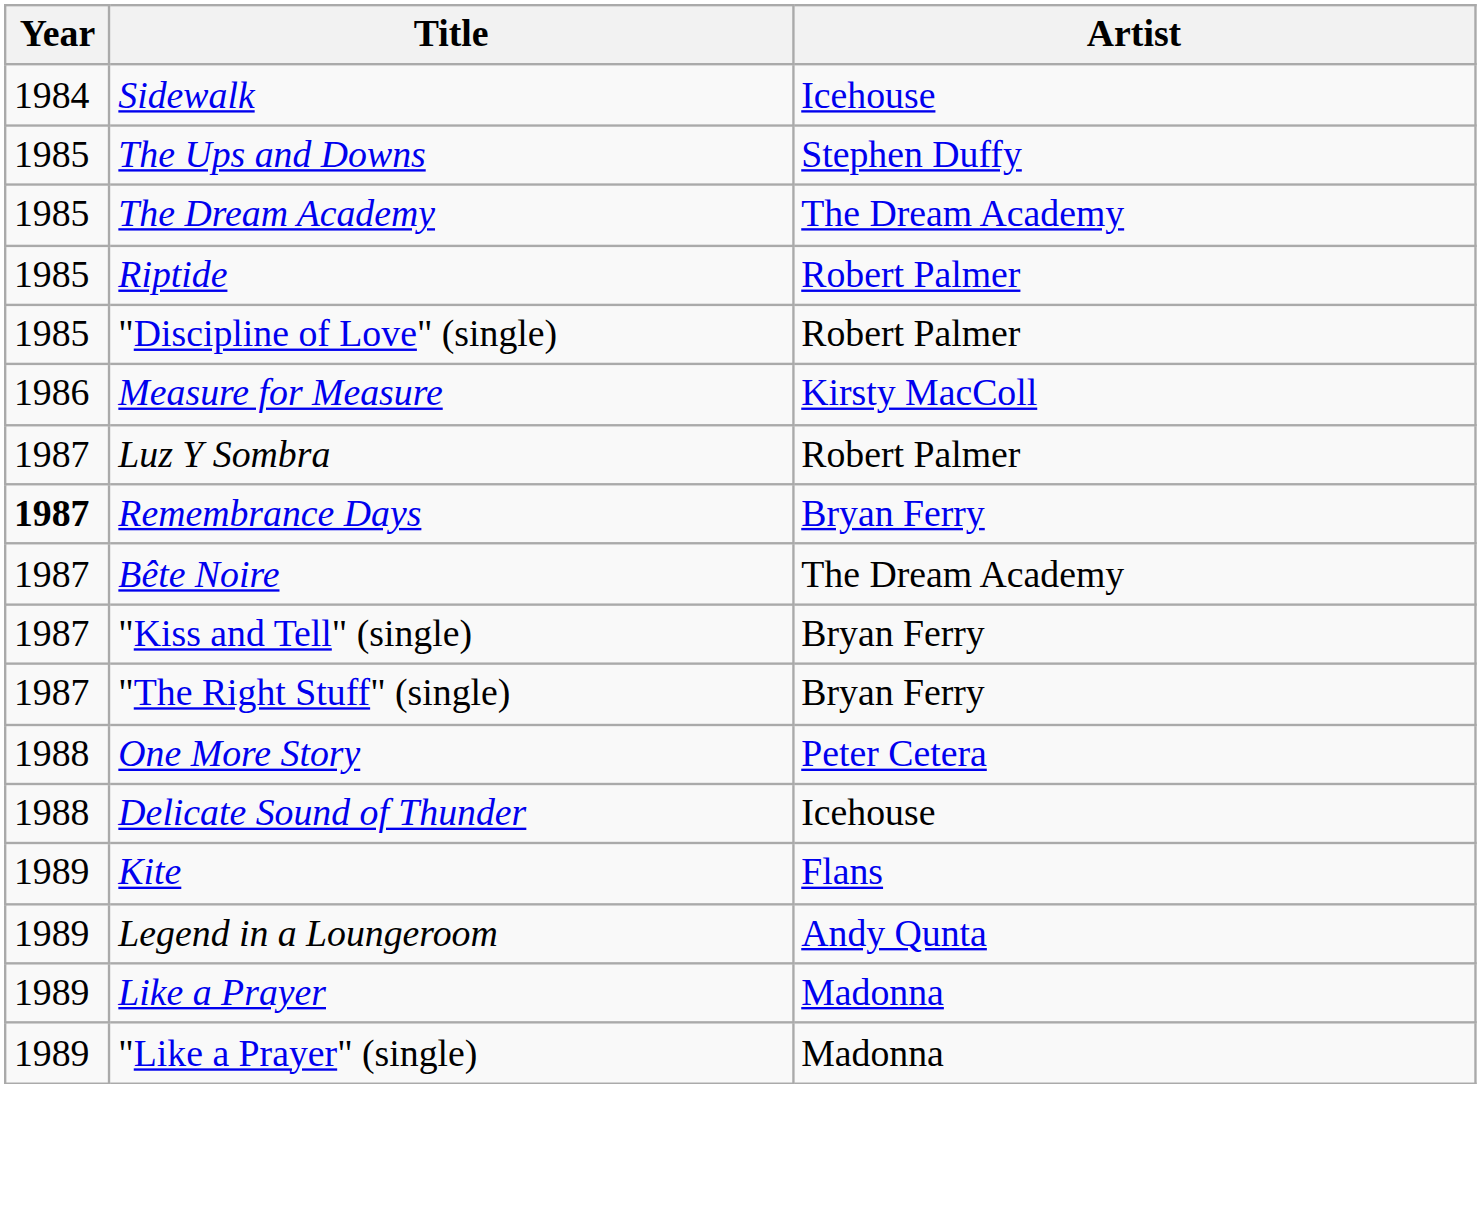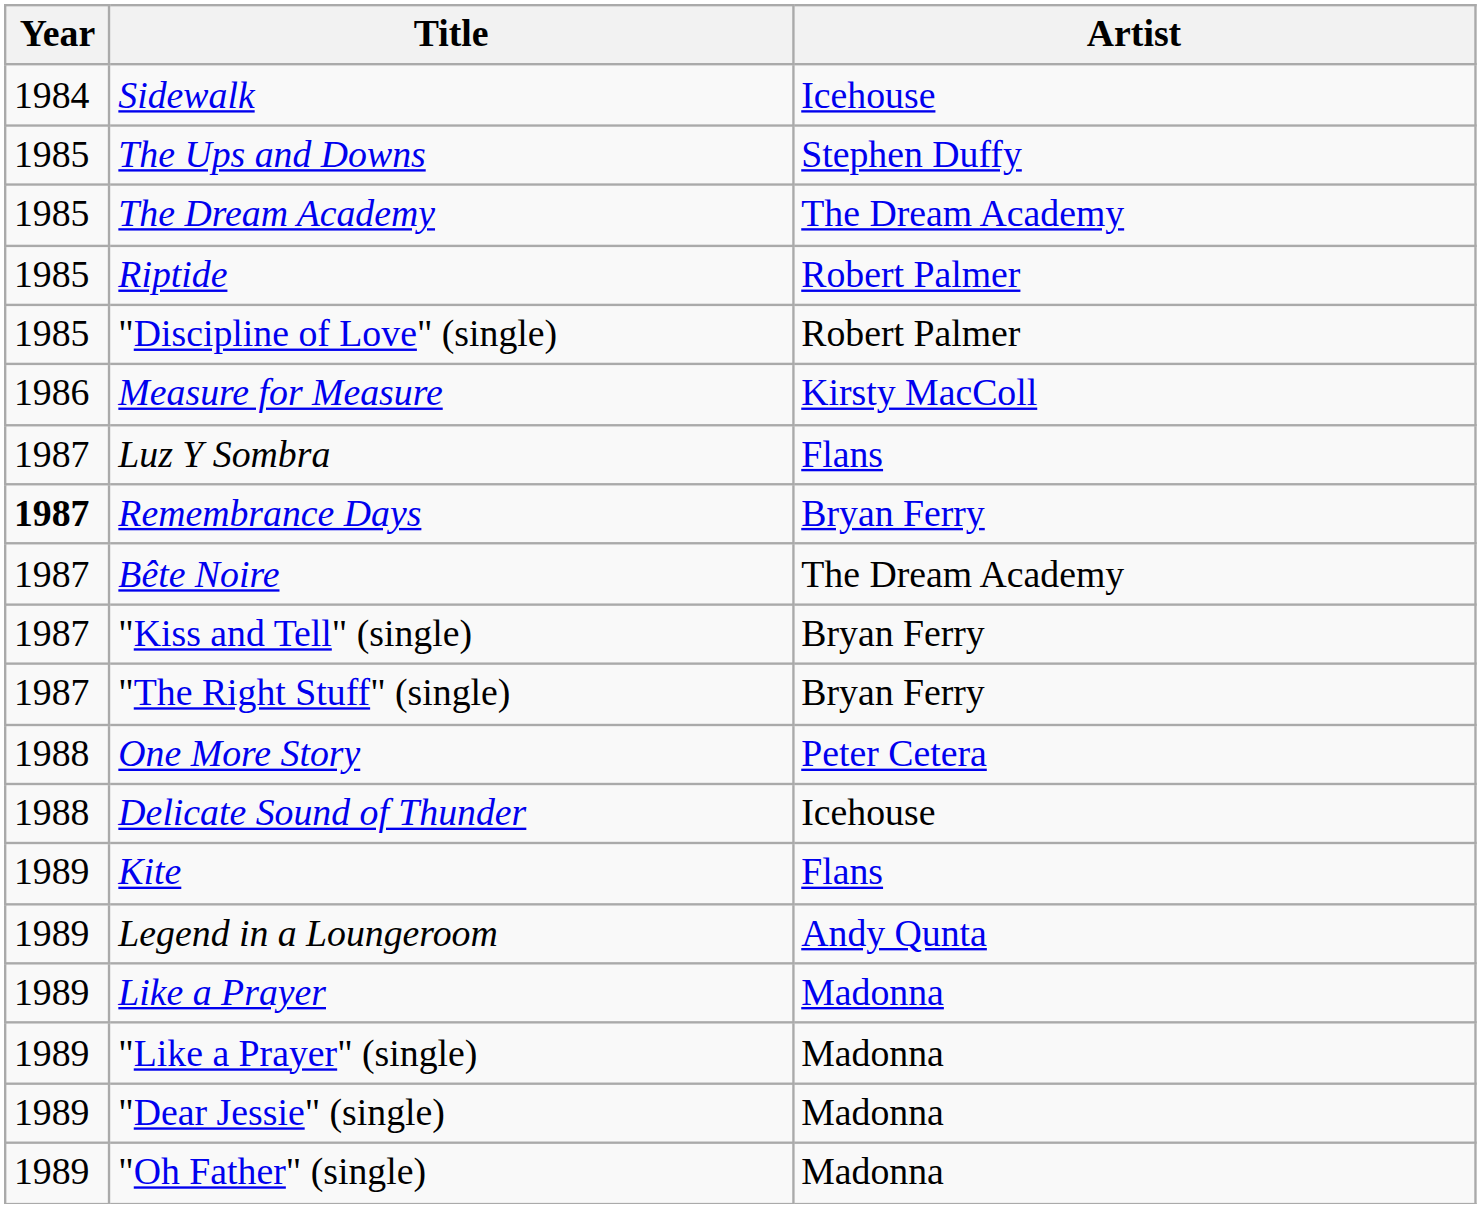(911, 453) Robert Palmer -> (842, 453) Flans
+ row: (282, 1112)
+ row: (272, 1172)
